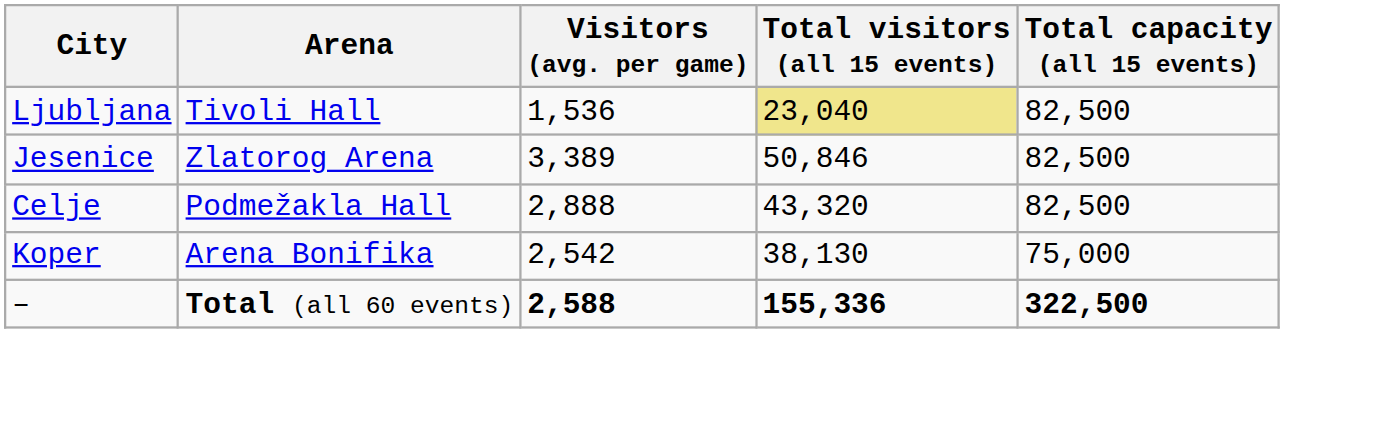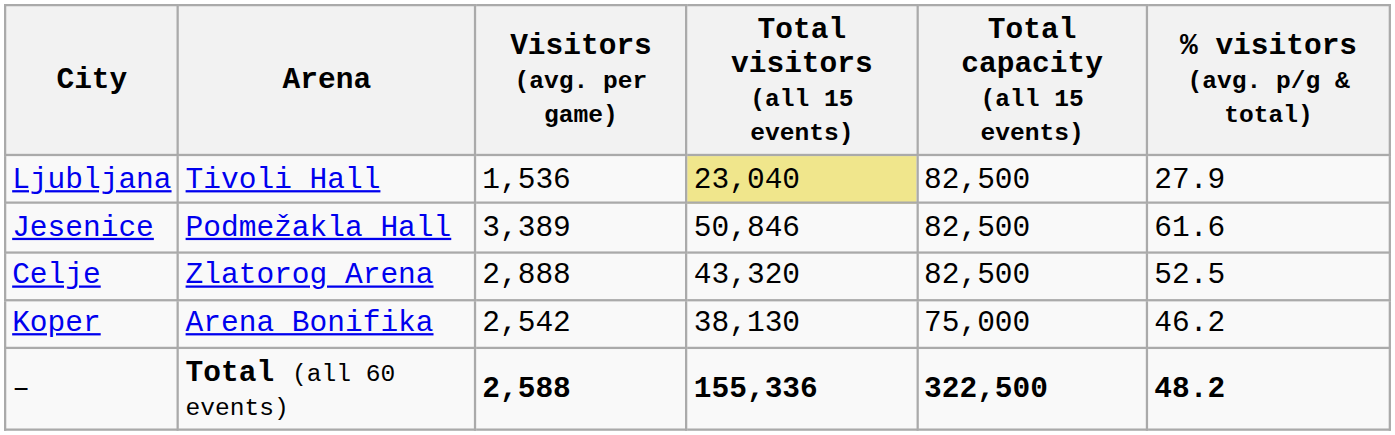+ column: (1269, 79)
(310, 159) Zlatorog Arena -> (318, 228) Podmežakla Hall
(318, 208) Podmežakla Hall -> (310, 276) Zlatorog Arena
